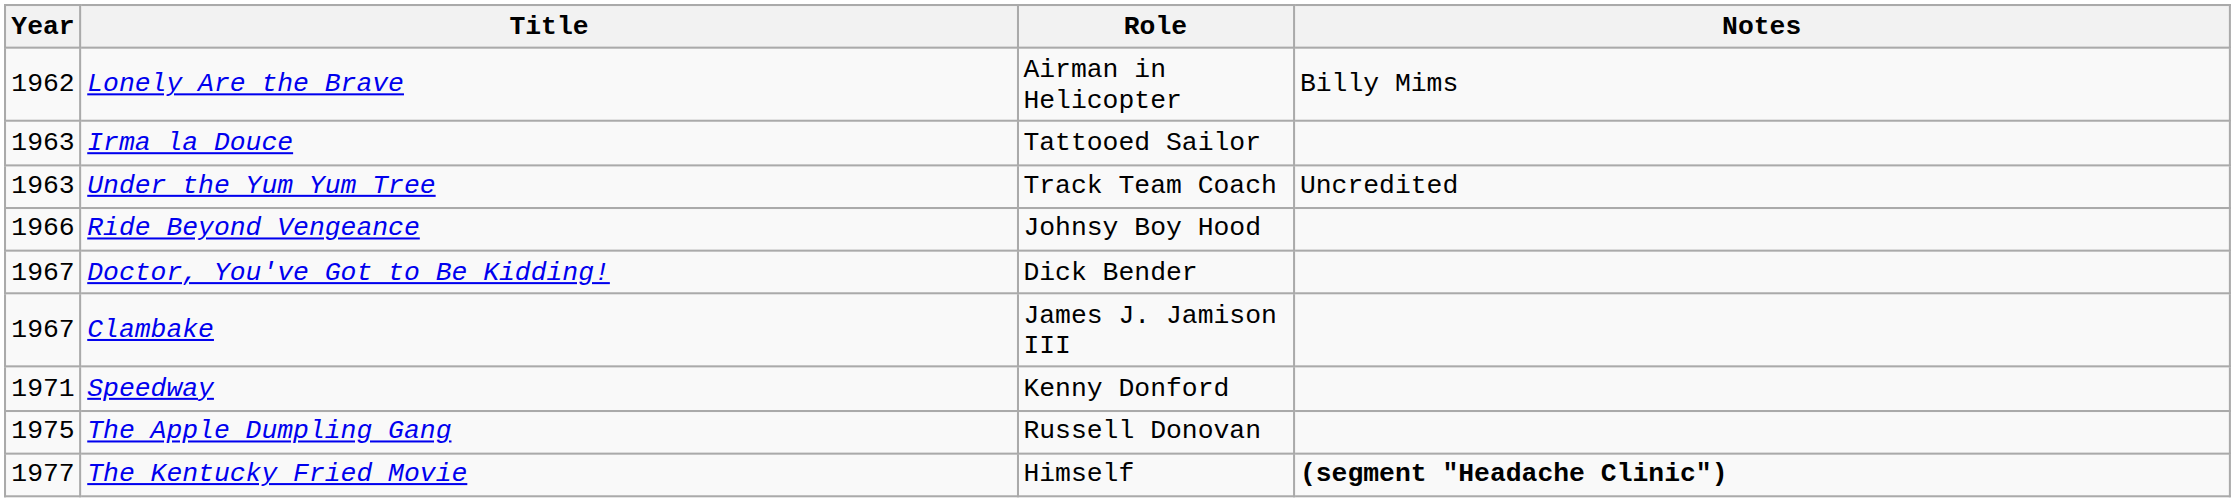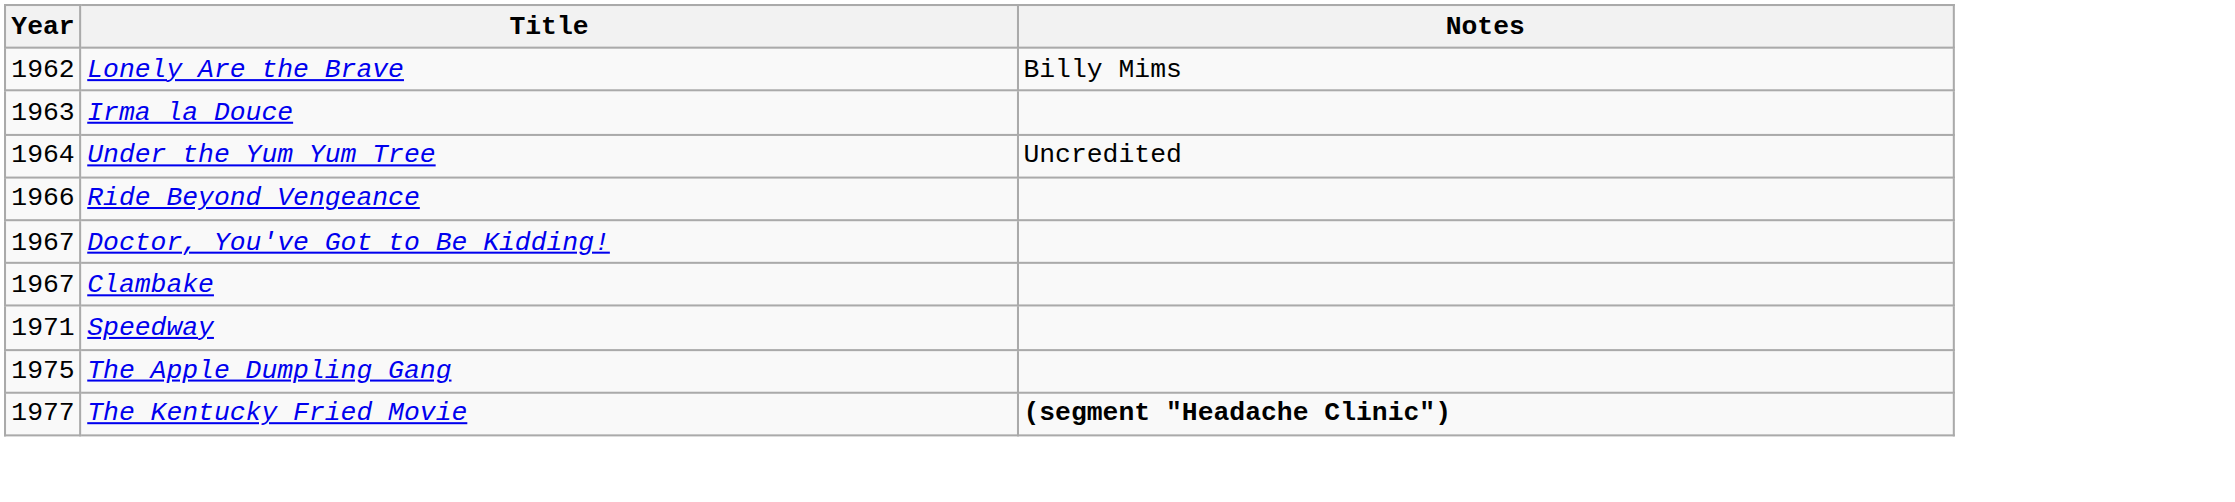- column: (1155, 27)
(43, 186) 1963 -> (43, 156) 1964
